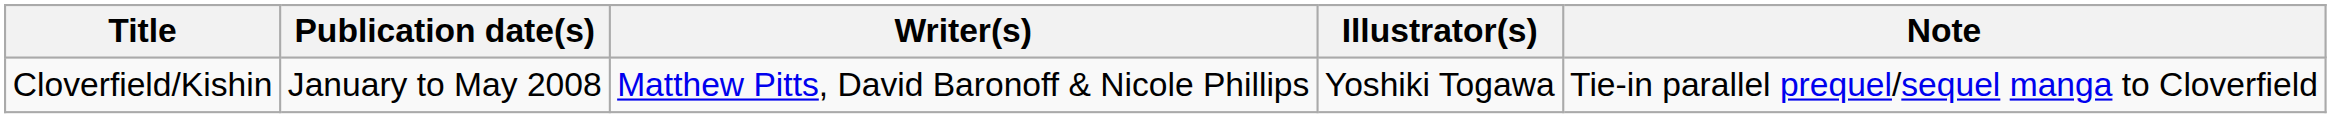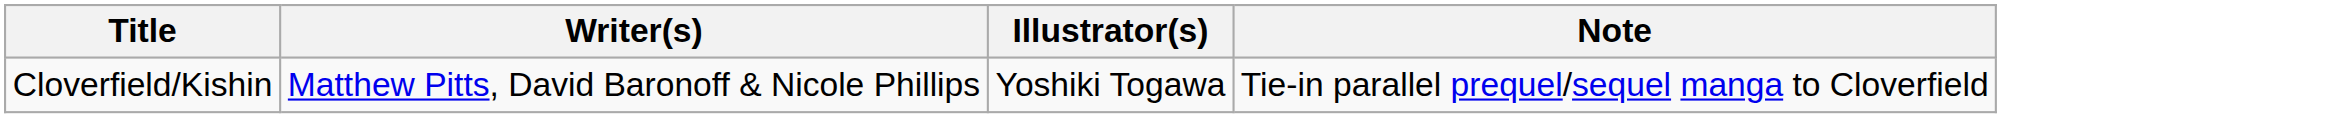- column: (445, 31)
